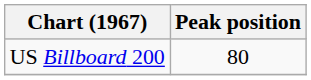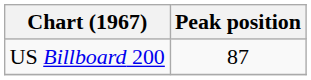(238, 56) 80 -> (238, 56) 87
